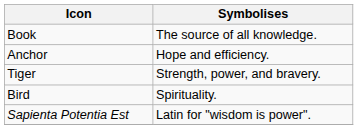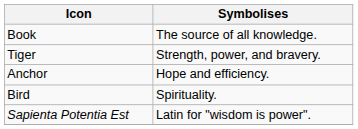rows swapped: (21, 74) <-> (27, 54)
